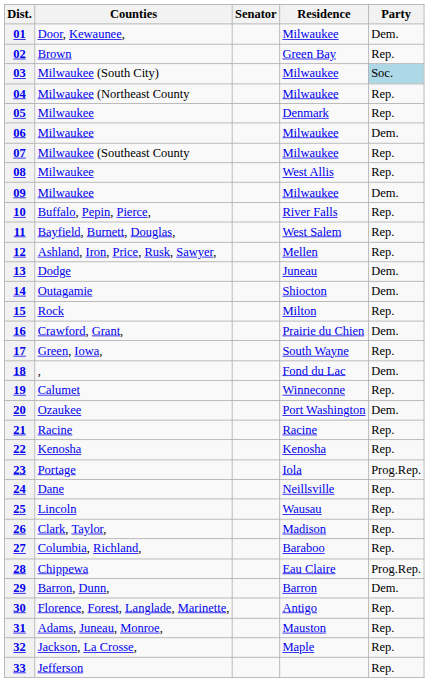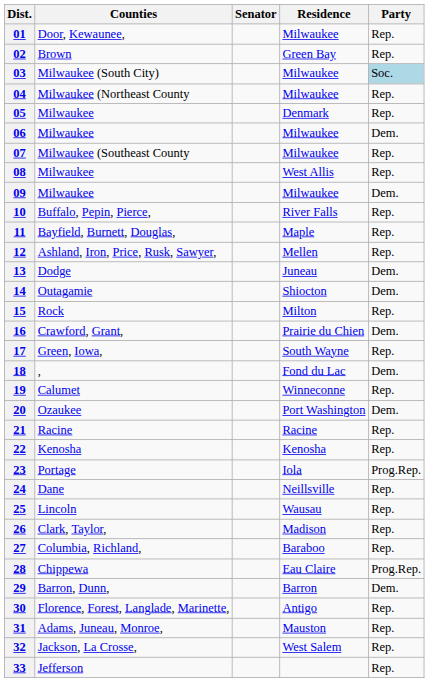(385, 34) Dem. -> (383, 34) Rep.
(312, 232) West Salem -> (298, 232) Maple
(298, 647) Maple -> (312, 647) West Salem
